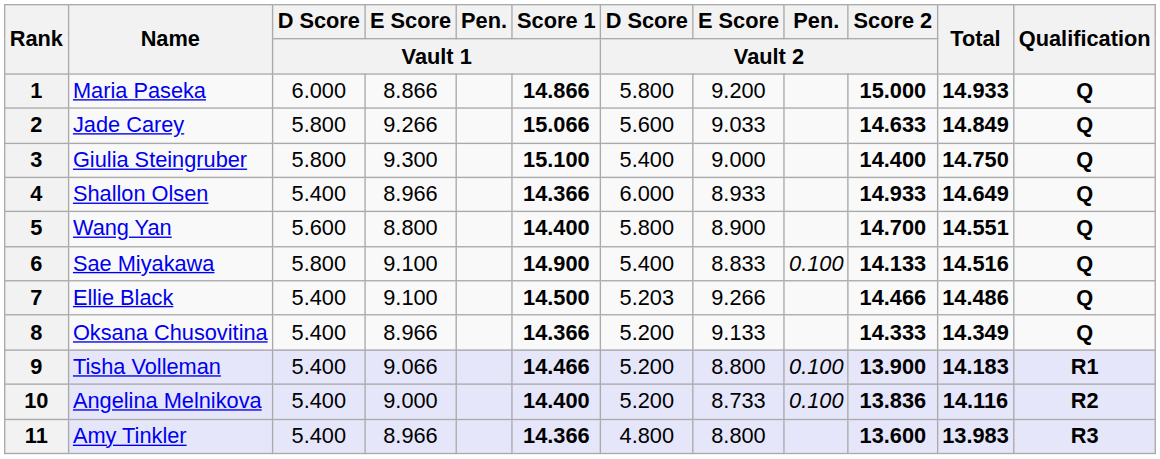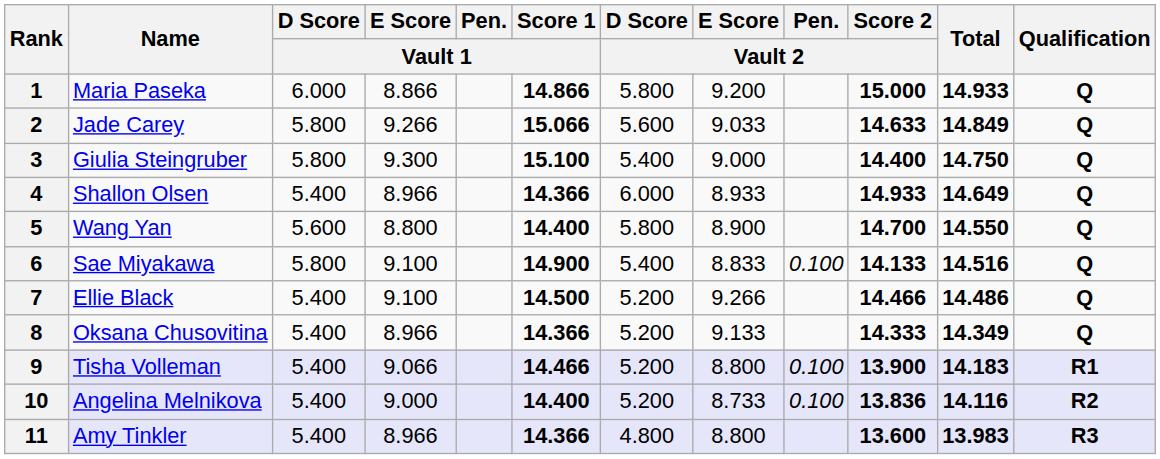(975, 228) 14.551 -> (975, 228) 14.550
(647, 297) 5.203 -> (647, 297) 5.200
